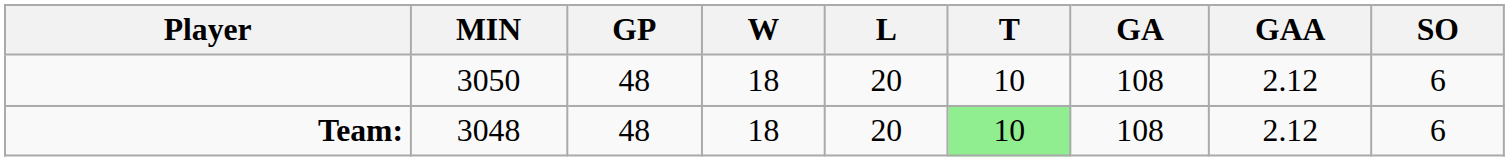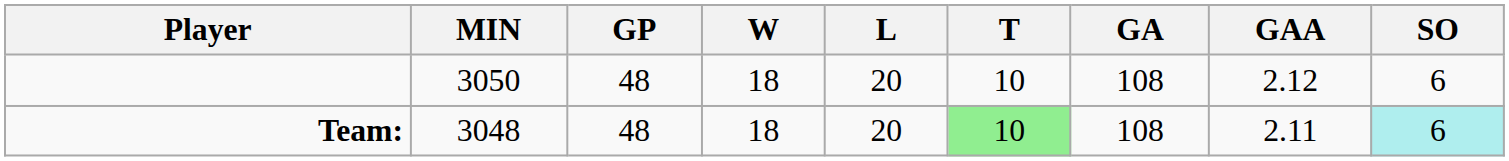(1290, 130) 2.12 -> (1290, 130) 2.11
(1438, 130) no background -> (1438, 130) paleturquoise background
